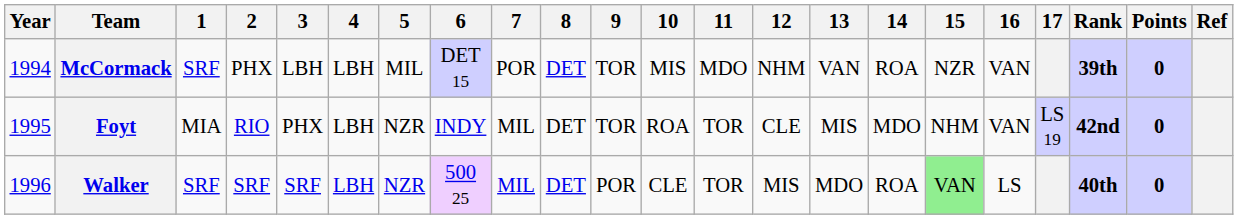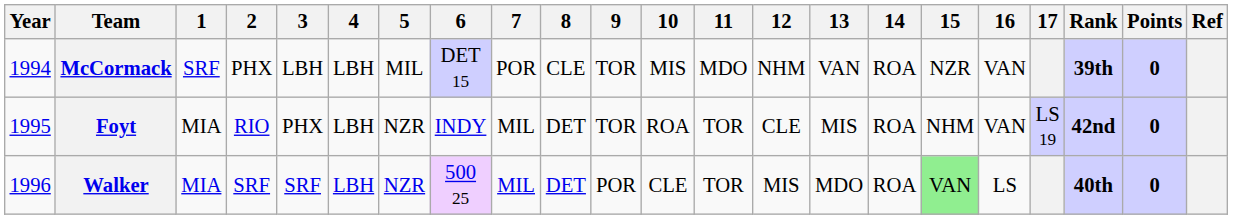(566, 68) DET -> (566, 68) CLE
(897, 126) MDO -> (895, 126) ROA
(201, 185) SRF -> (201, 185) MIA
